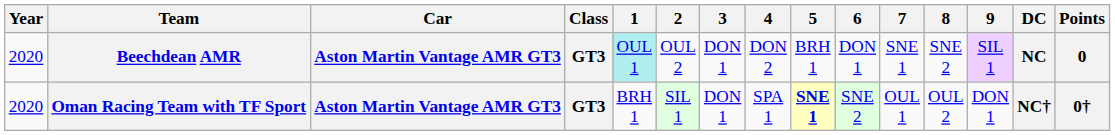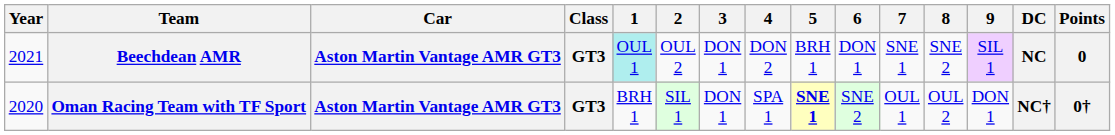(26, 56) 2020 -> (26, 56) 2021
